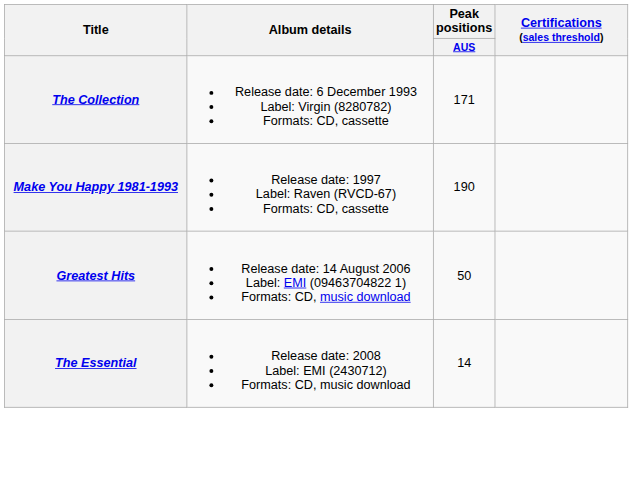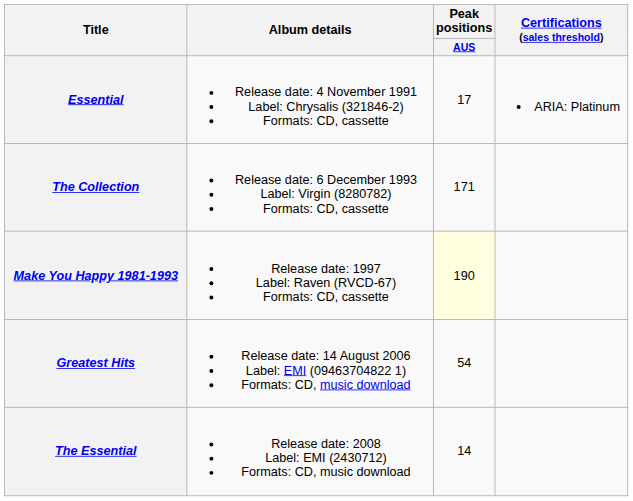+ row: (96, 99)
(464, 187) no background -> (464, 275) lightyellow background
(464, 275) 50 -> (464, 363) 54
